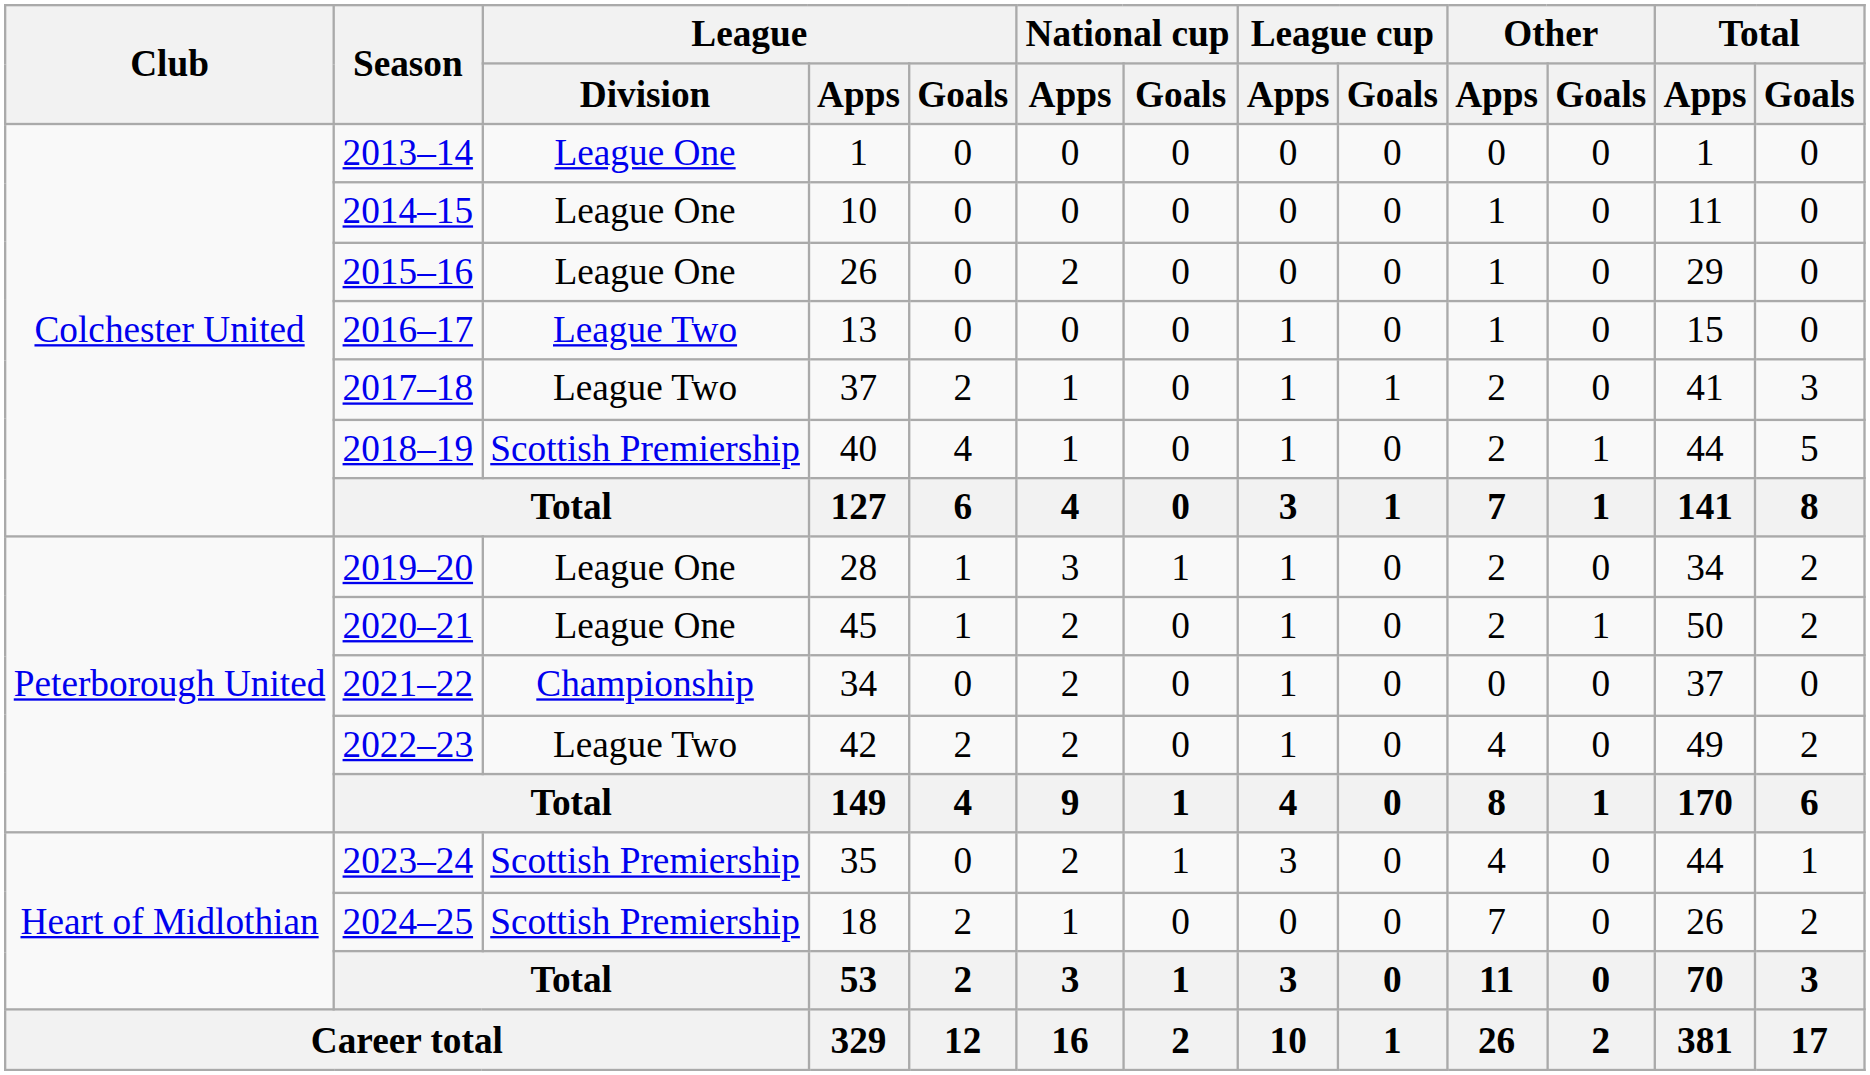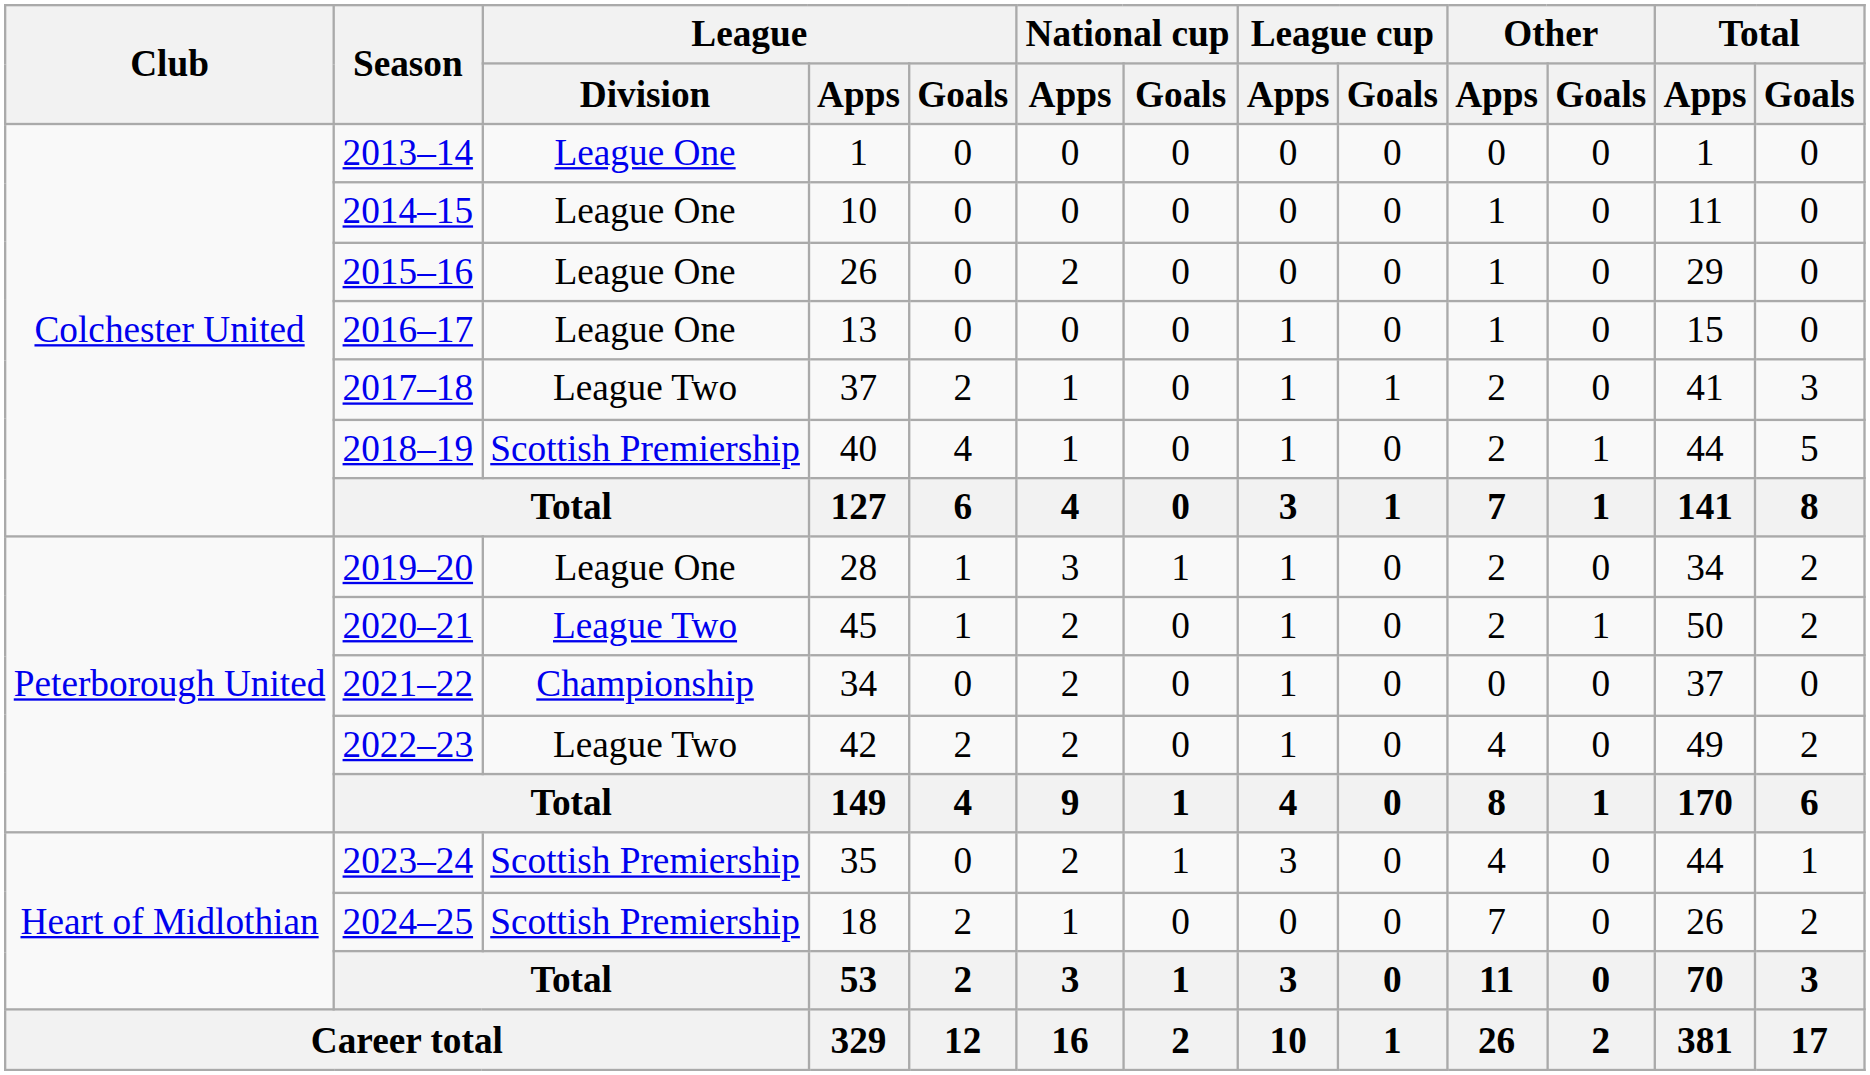(645, 329) League Two -> (645, 329) League One
(645, 625) League One -> (645, 625) League Two
